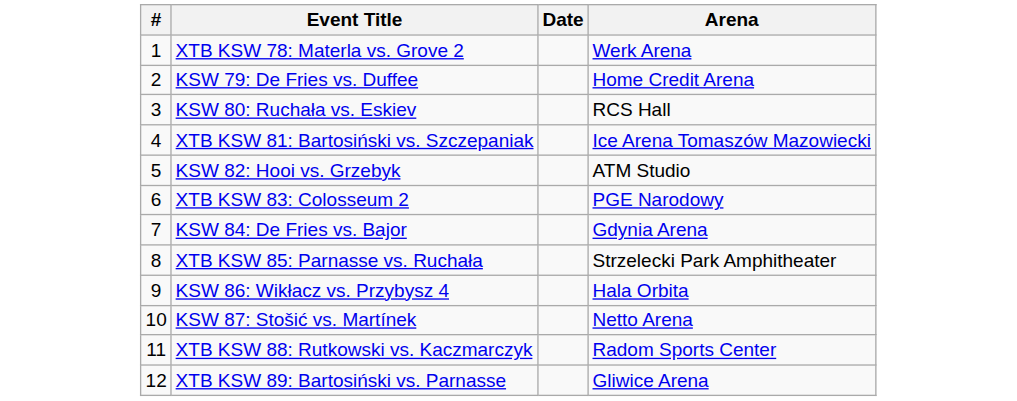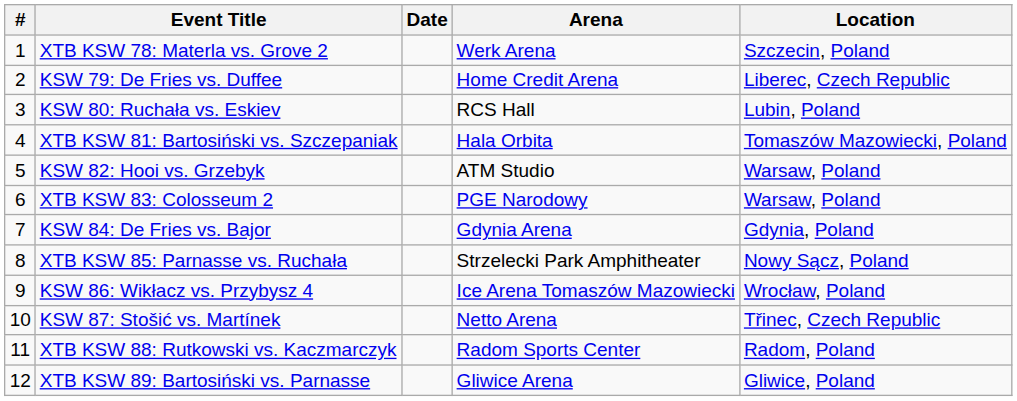+ column: (875, 20)
(732, 140) Ice Arena Tomaszów Mazowiecki -> (505, 140) Hala Orbita
(641, 290) Hala Orbita -> (596, 290) Ice Arena Tomaszów Mazowiecki
